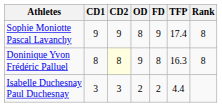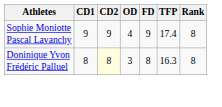(140, 34) 8 -> (130, 34) 4
(140, 61) 9 -> (130, 61) 3
- row: (44, 89)
